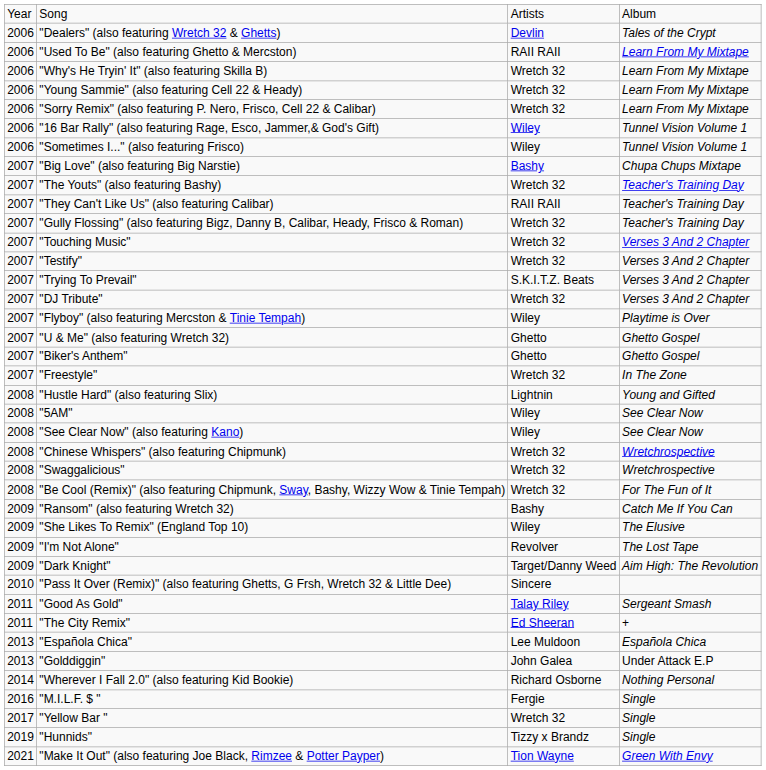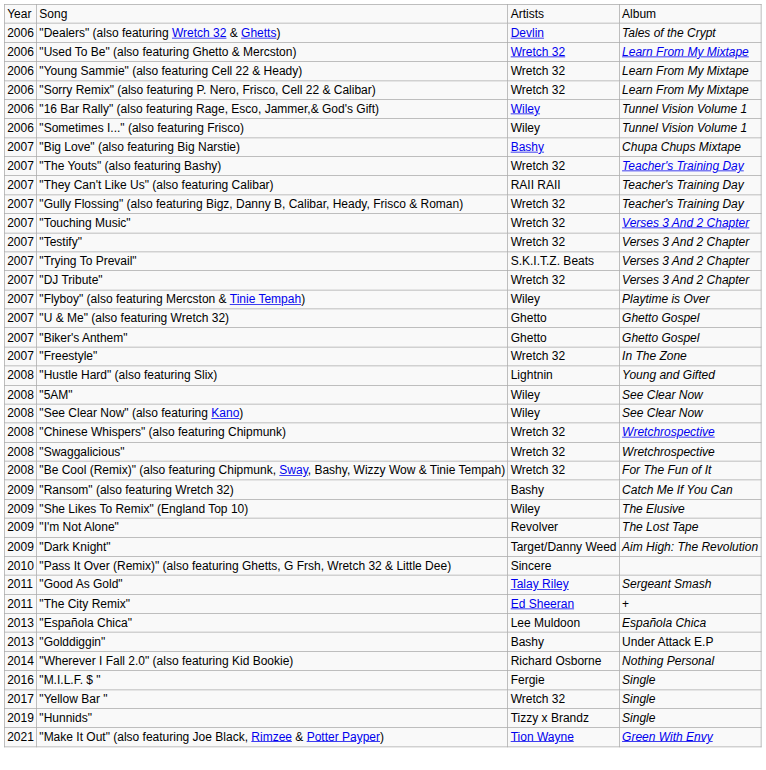(536, 52) RAII RAII -> (538, 52) Wretch 32
- row: (153, 71)
(541, 661) John Galea -> (527, 642) Bashy
